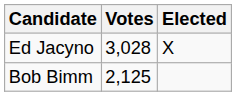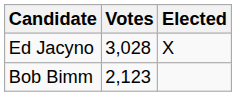(128, 76) 2,125 -> (128, 76) 2,123
